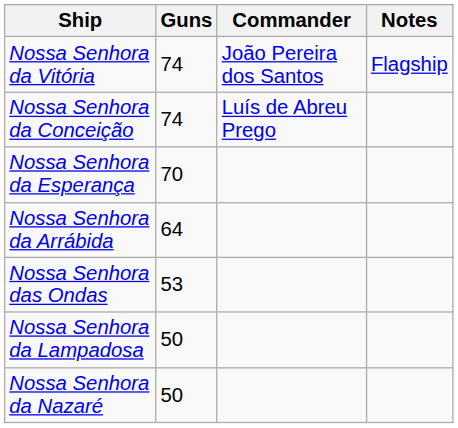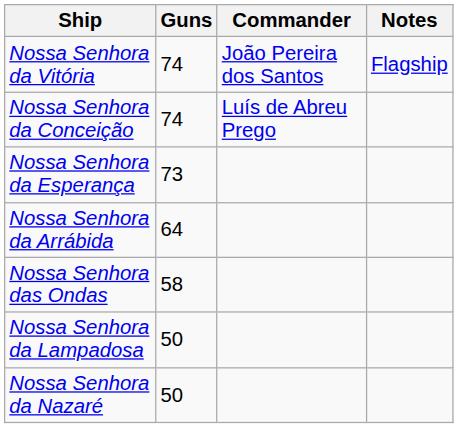(172, 174) 70 -> (172, 174) 73
(172, 284) 53 -> (172, 284) 58
